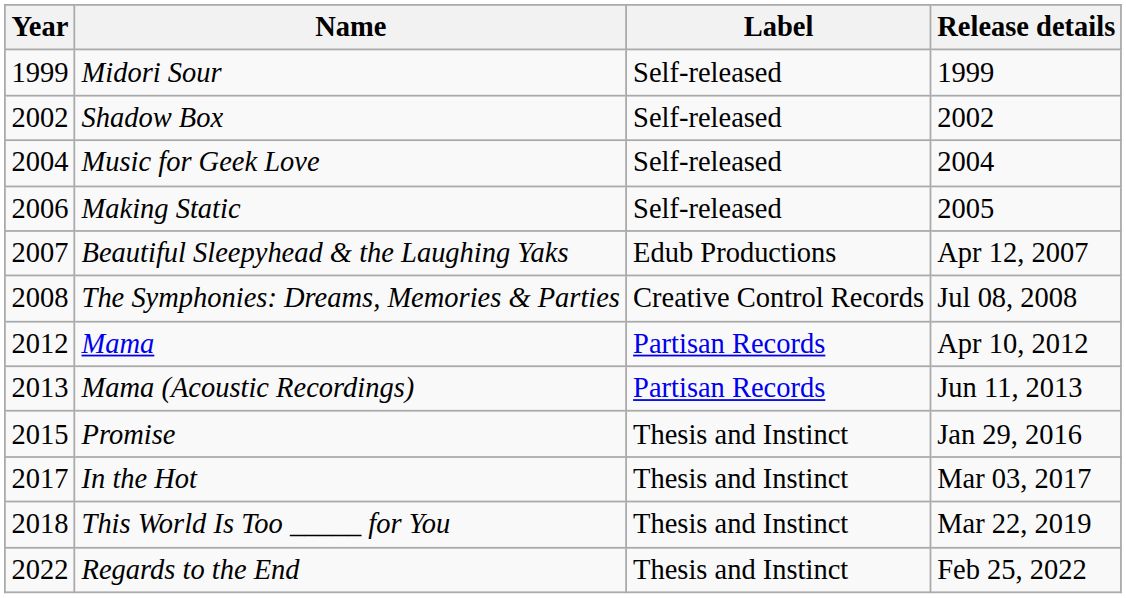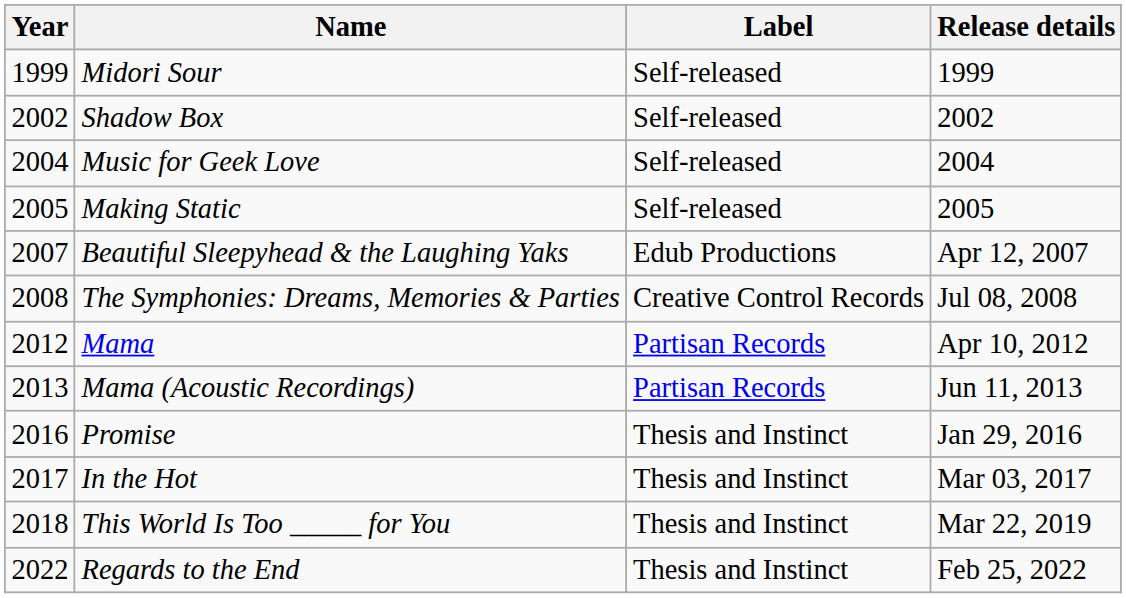(40, 207) 2006 -> (40, 207) 2005
(40, 433) 2015 -> (40, 433) 2016
